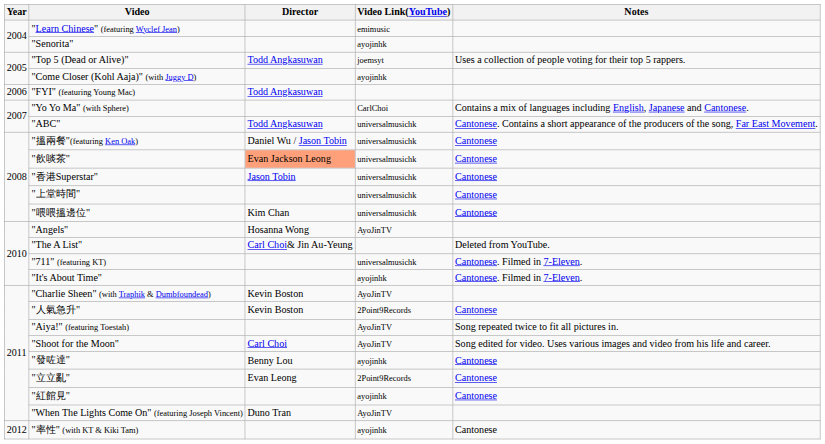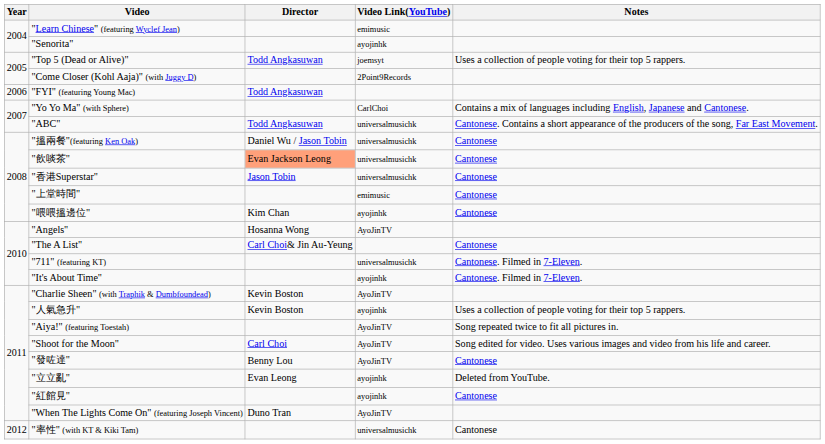(372, 77) ayojinhk -> (384, 77) 2Point9Records
(387, 195) universalmusichk -> (374, 195) emimusic
(387, 213) universalmusichk -> (372, 213) ayojinhk
(502, 245) Deleted from YouTube. -> (476, 245) Cantonese
(384, 311) 2Point9Records -> (372, 311) ayojinhk
(476, 310) Cantonese -> (570, 310) Uses a collection of people voting for their top 5 rappers.
(372, 361) ayojinhk -> (375, 361) AyoJinTV
(384, 378) 2Point9Records -> (372, 378) ayojinhk
(476, 378) Cantonese -> (502, 378) Deleted from YouTube.
(372, 430) ayojinhk -> (387, 430) universalmusichk
